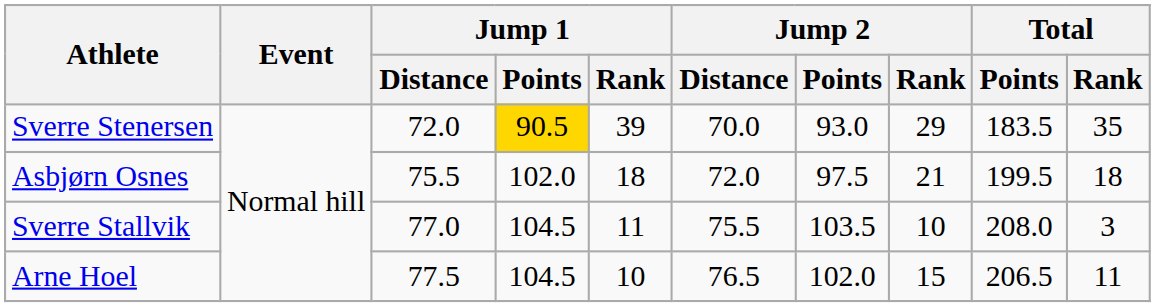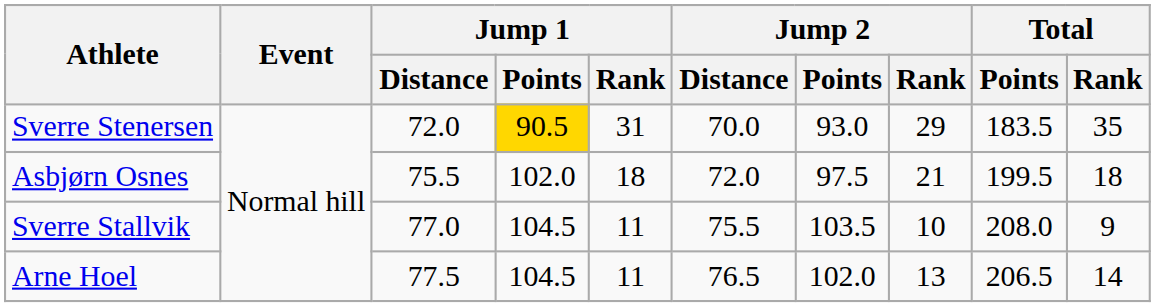(631, 127) 39 -> (631, 127) 31
(1108, 226) 3 -> (1108, 226) 9
(631, 275) 10 -> (631, 275) 11
(931, 275) 15 -> (931, 275) 13
(1108, 275) 11 -> (1108, 275) 14
